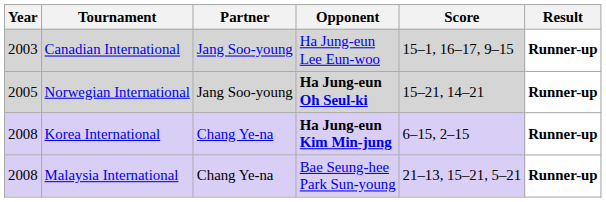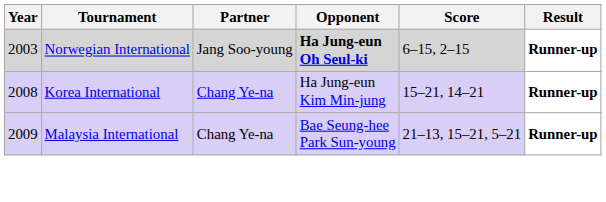- row: (112, 50)
(23, 92) 2005 -> (23, 50) 2003
(443, 92) 15–21, 14–21 -> (436, 50) 6–15, 2–15
(346, 134) bold -> (343, 92) normal
(436, 134) 6–15, 2–15 -> (443, 92) 15–21, 14–21
(23, 176) 2008 -> (23, 134) 2009
